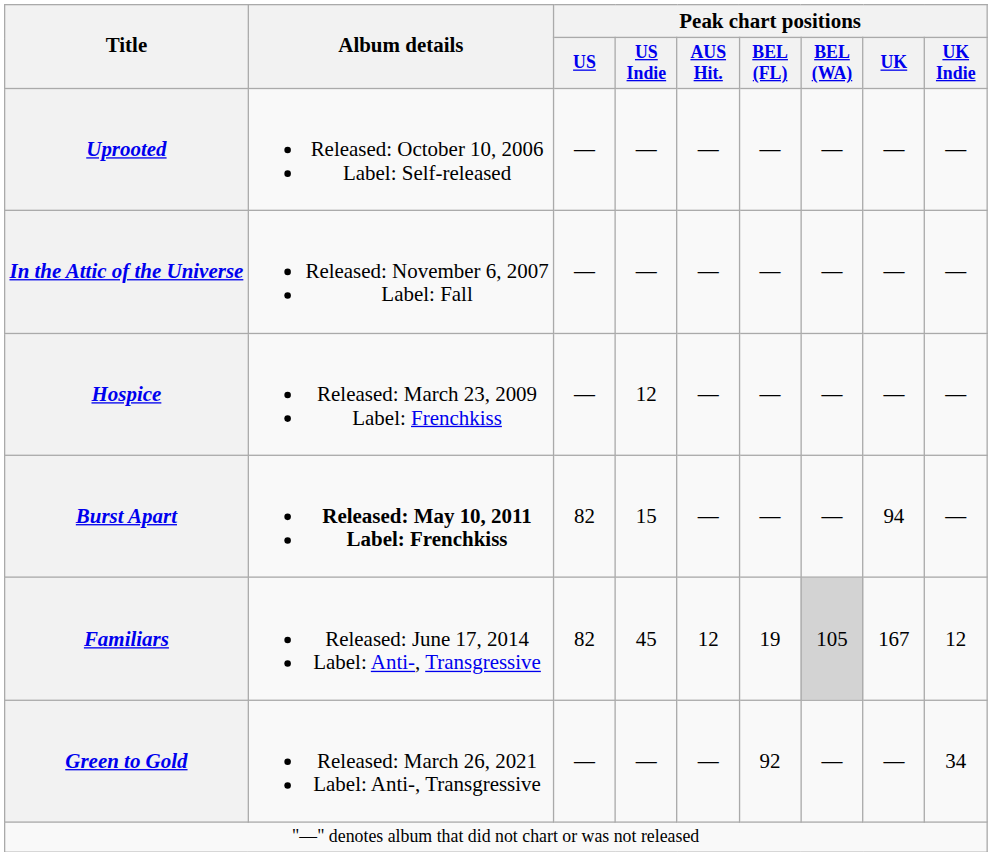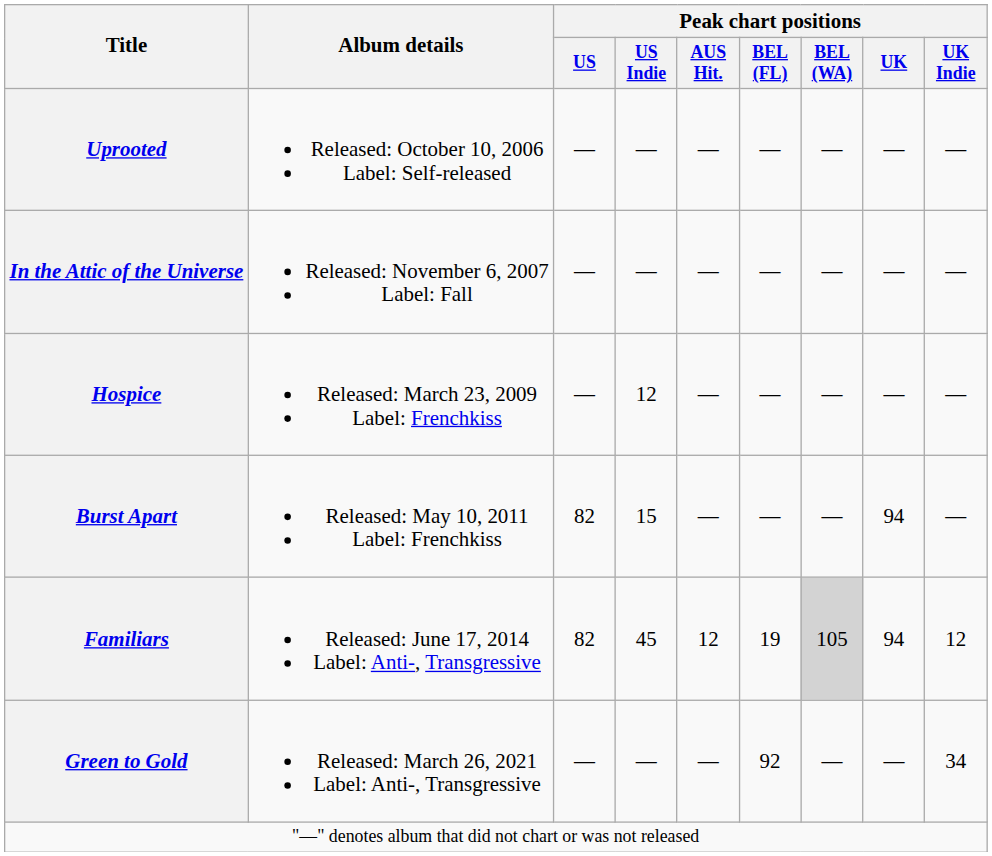(401, 528) bold -> (401, 528) normal
(894, 638) 167 -> (894, 638) 94
